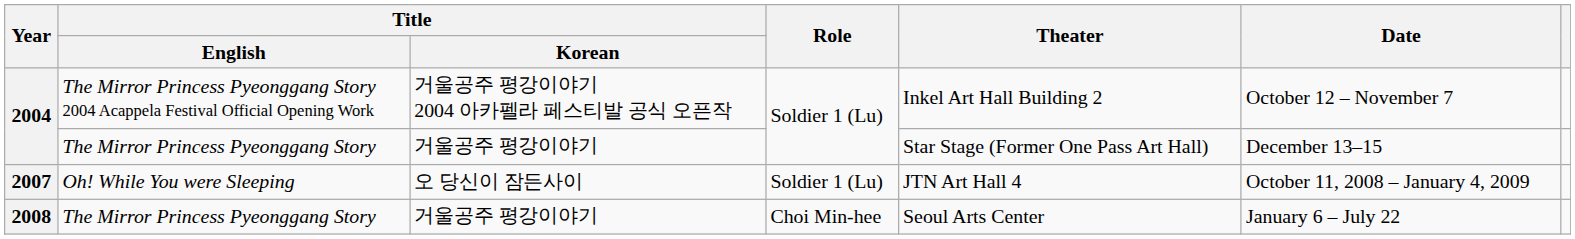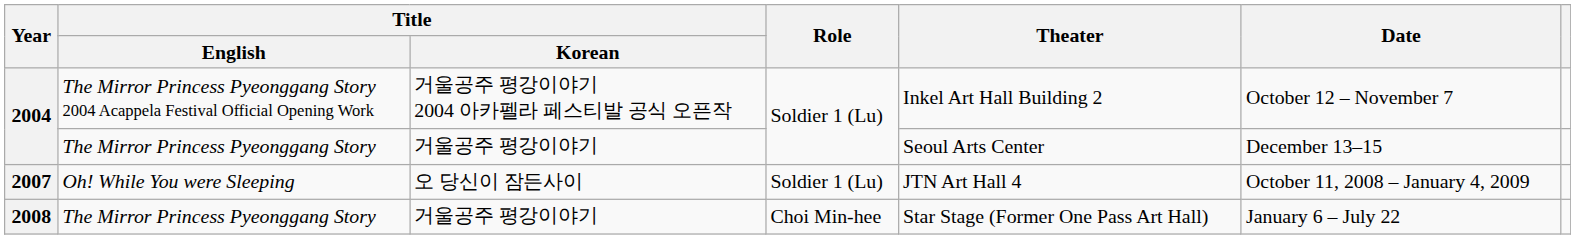(1056, 146) Star Stage (Former One Pass Art Hall) -> (974, 146) Seoul Arts Center
(974, 216) Seoul Arts Center -> (1056, 216) Star Stage (Former One Pass Art Hall)
